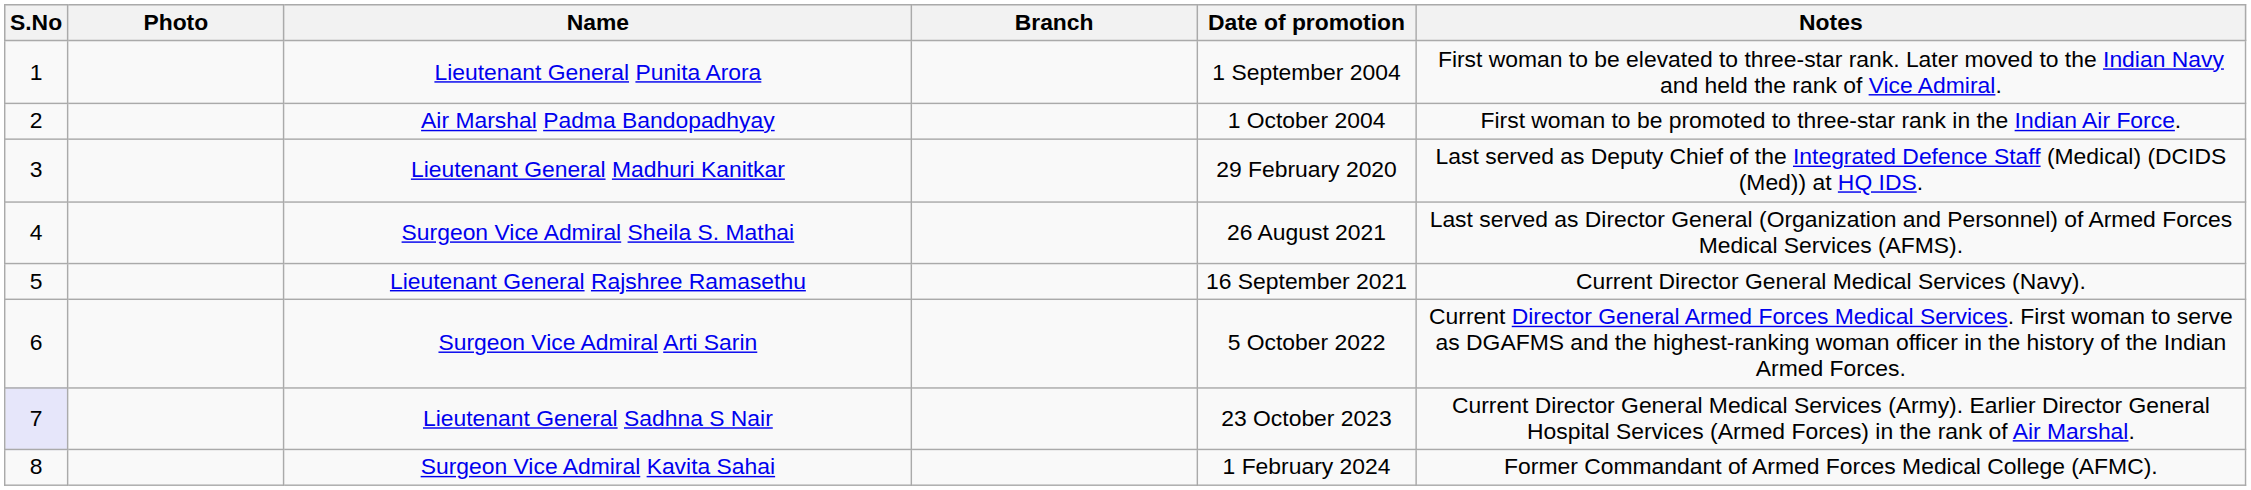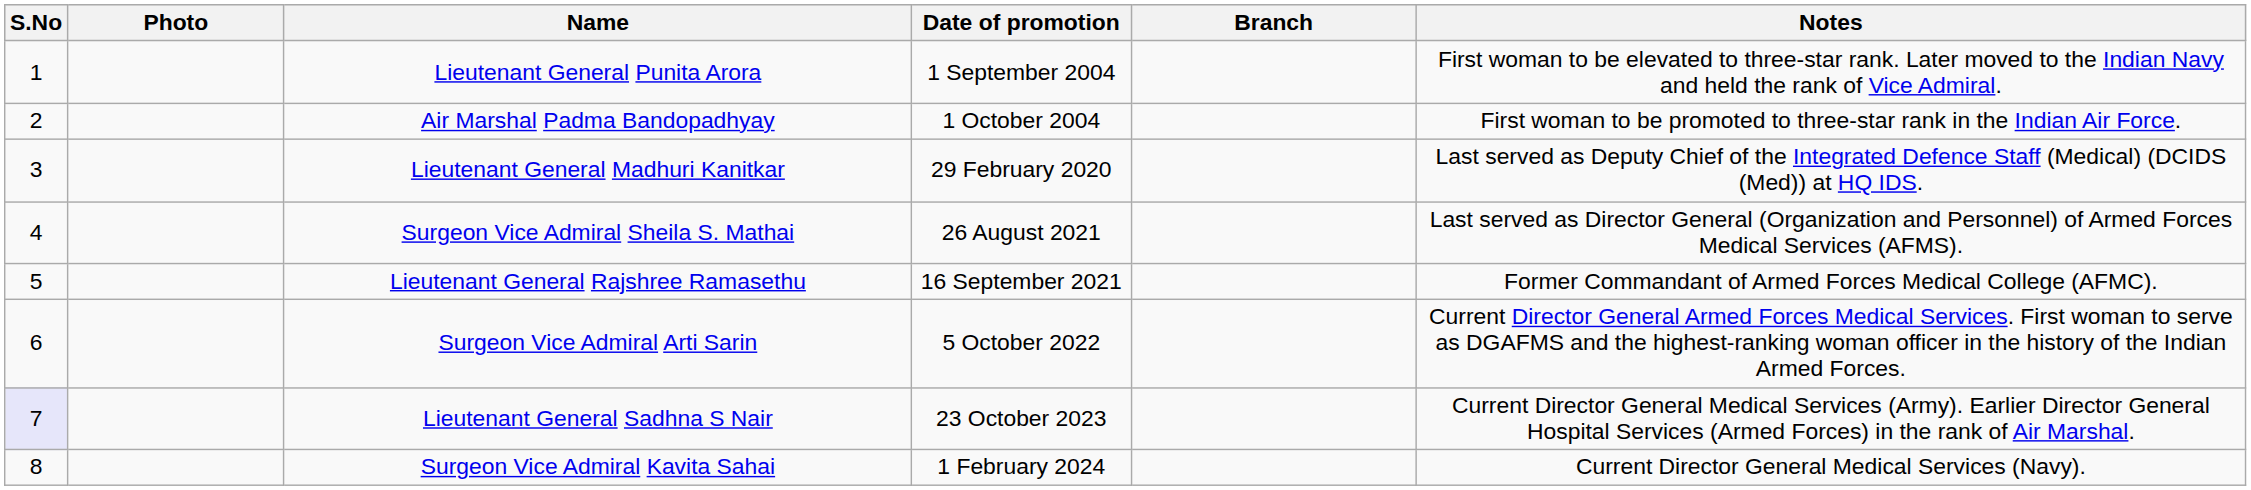columns swapped: (1054, 22) <-> (1306, 22)
(1831, 281) Current Director General Medical Services (Navy). -> (1831, 281) Former Commandant of Armed Forces Medical College (AFMC).
(1831, 467) Former Commandant of Armed Forces Medical College (AFMC). -> (1831, 467) Current Director General Medical Services (Navy).
